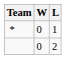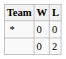(55, 29) 1 -> (55, 29) 0
